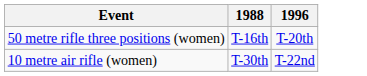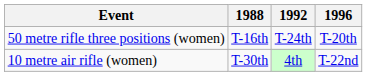+ column: (293, 15)
